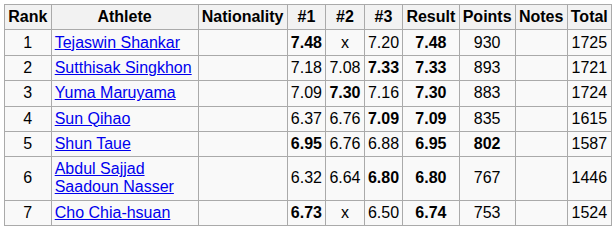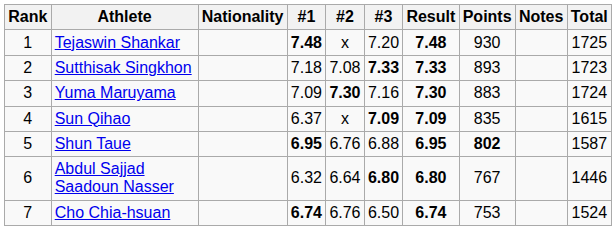(589, 67) 1721 -> (589, 67) 1723
(345, 118) 6.76 -> (345, 118) x
(306, 212) 6.73 -> (306, 212) 6.74
(345, 212) x -> (345, 212) 6.76
